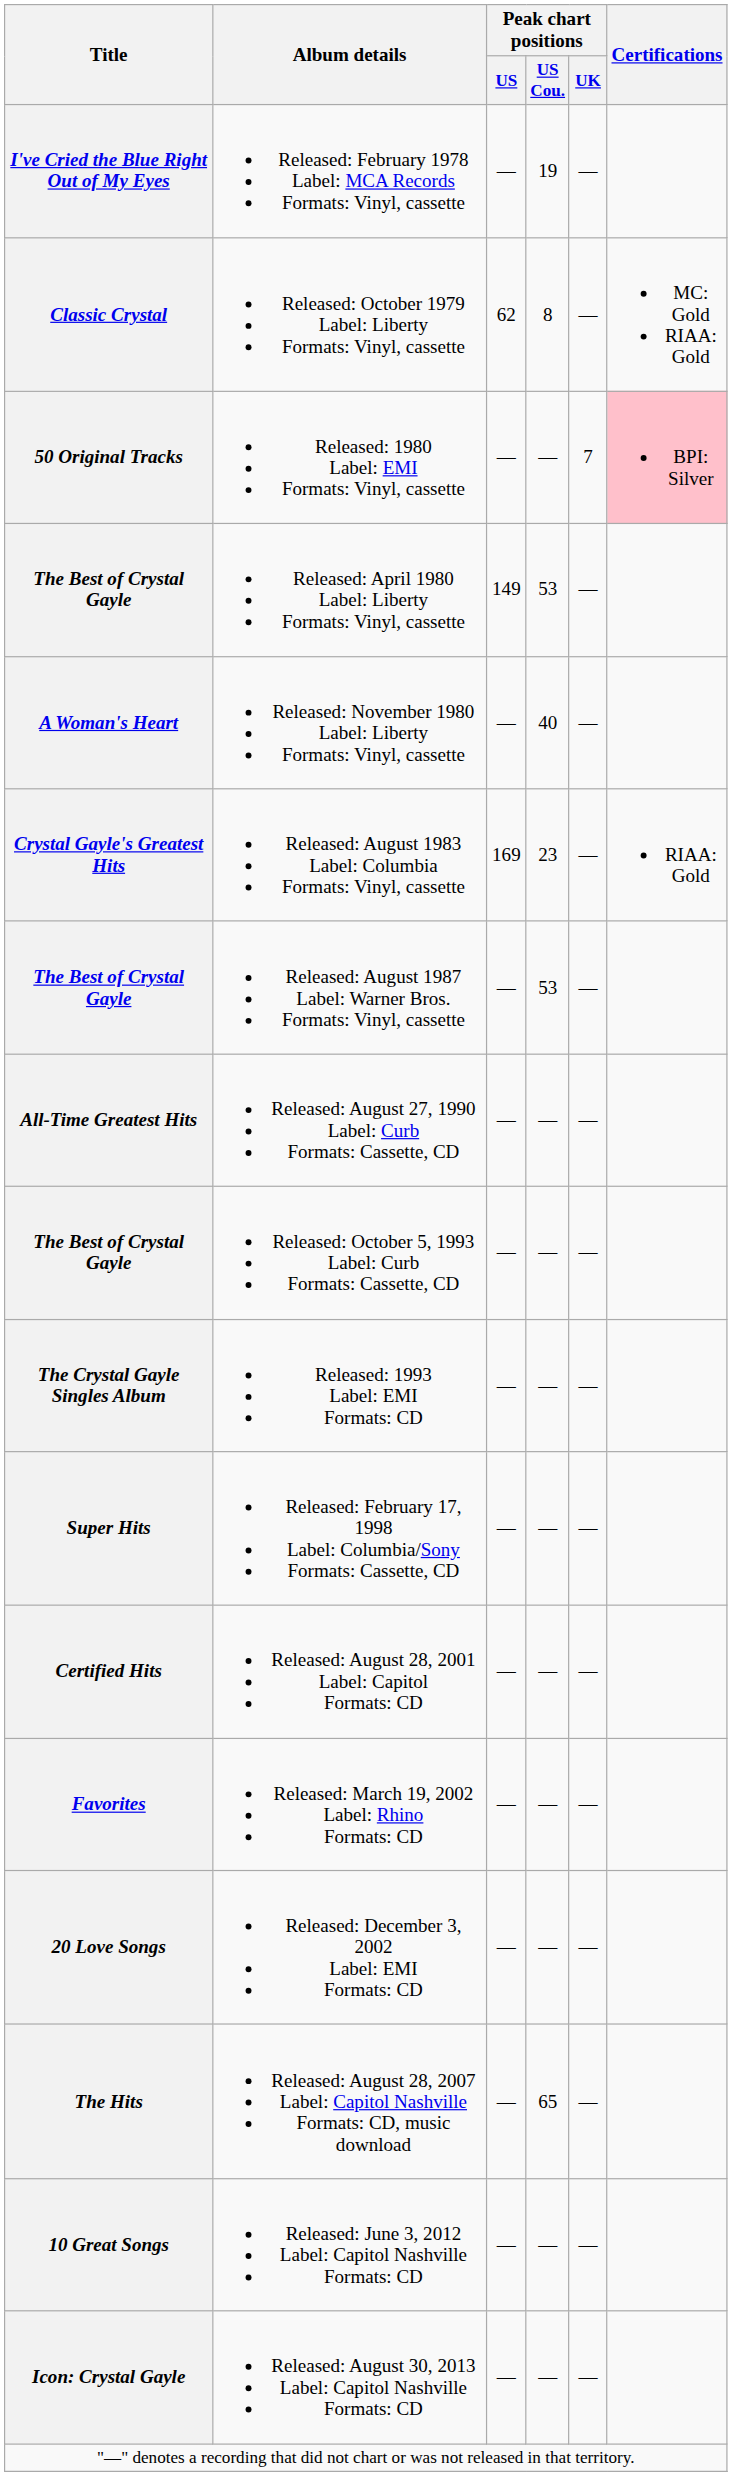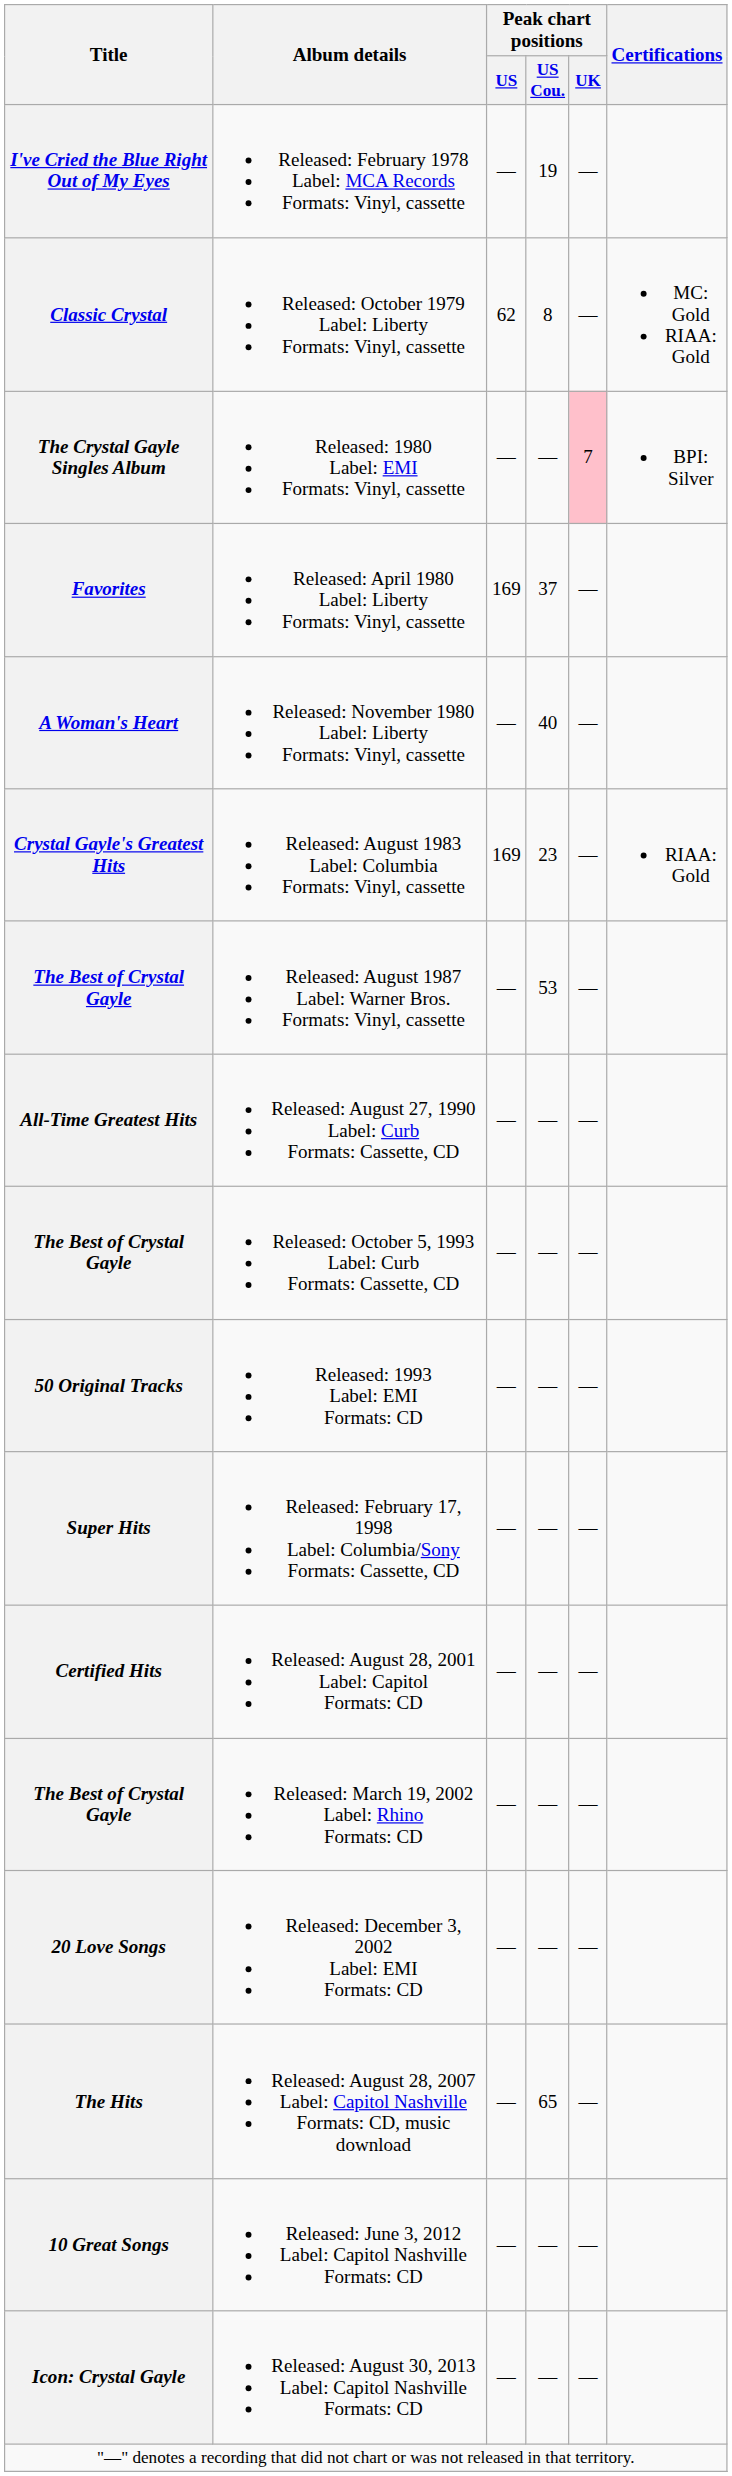(109, 457) 50 Original Tracks -> (109, 457) The Crystal Gayle Singles Album
(588, 457) no background -> (588, 457) pink background
(667, 468) pink background -> (667, 468) no background
(109, 589) The Best of Crystal Gayle -> (109, 589) Favorites
(506, 589) 149 -> (506, 589) 169
(548, 589) 53 -> (548, 589) 37
(109, 1385) The Crystal Gayle Singles Album -> (109, 1385) 50 Original Tracks
(109, 1804) Favorites -> (109, 1804) The Best of Crystal Gayle
